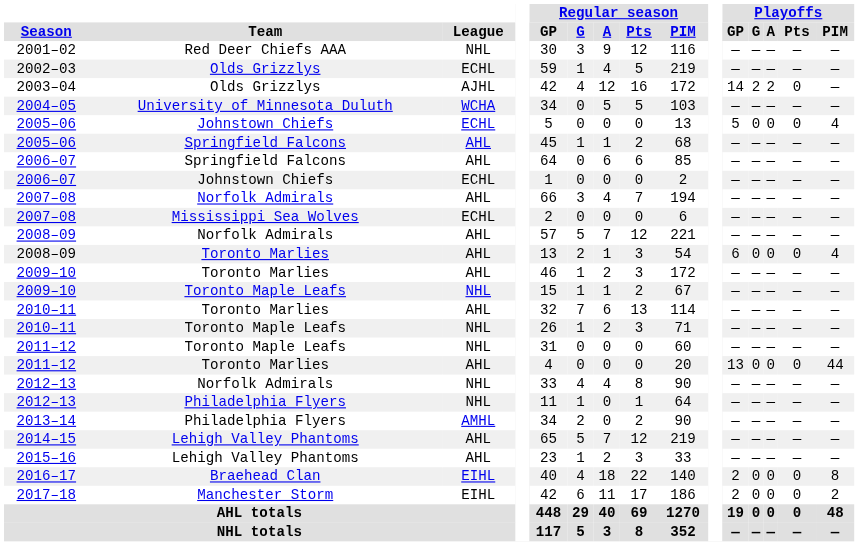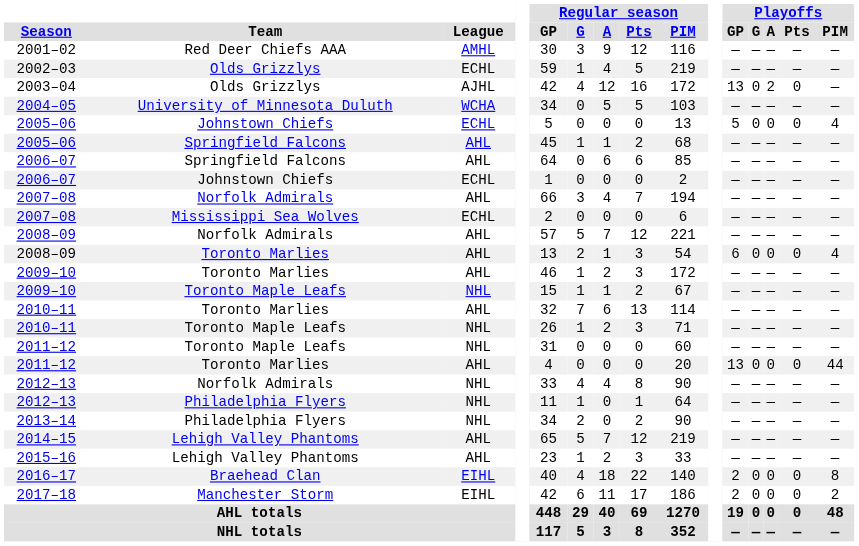(478, 50) NHL -> (478, 50) AMHL
(736, 87) 14 -> (736, 87) 13
(756, 87) 2 -> (756, 87) 0
(478, 421) AMHL -> (478, 421) NHL
